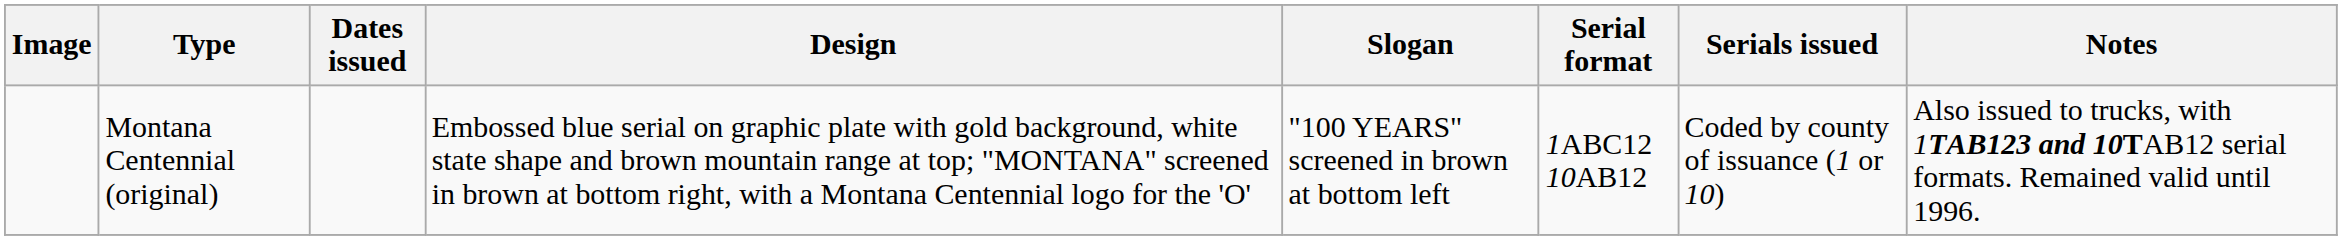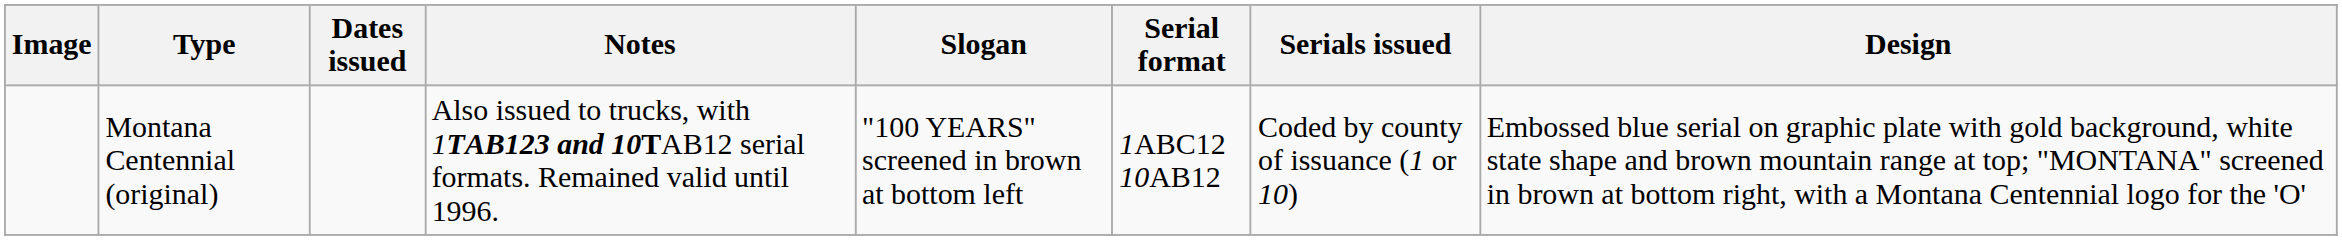columns swapped: (853, 45) <-> (2122, 45)
